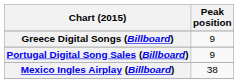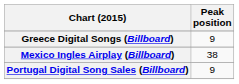rows swapped: (98, 70) <-> (98, 54)
